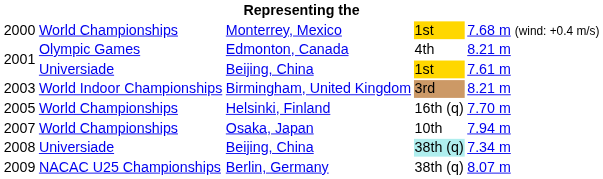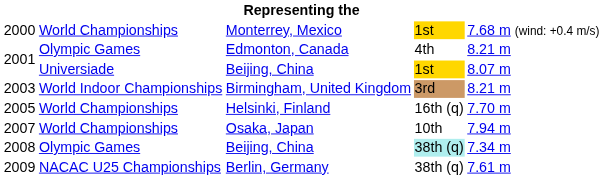(489, 69) 7.61 m -> (489, 69) 8.07 m
(77, 147) Universiade -> (90, 147) Olympic Games
(489, 167) 8.07 m -> (489, 167) 7.61 m
